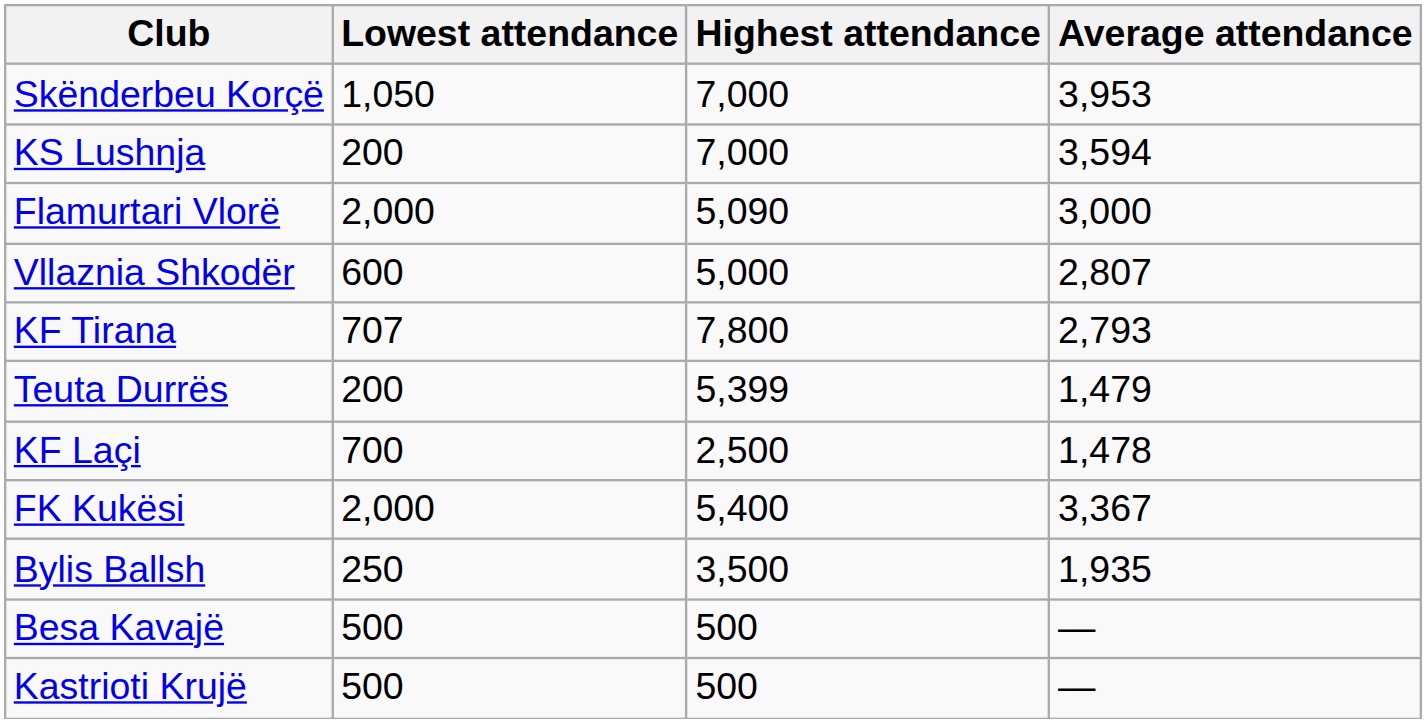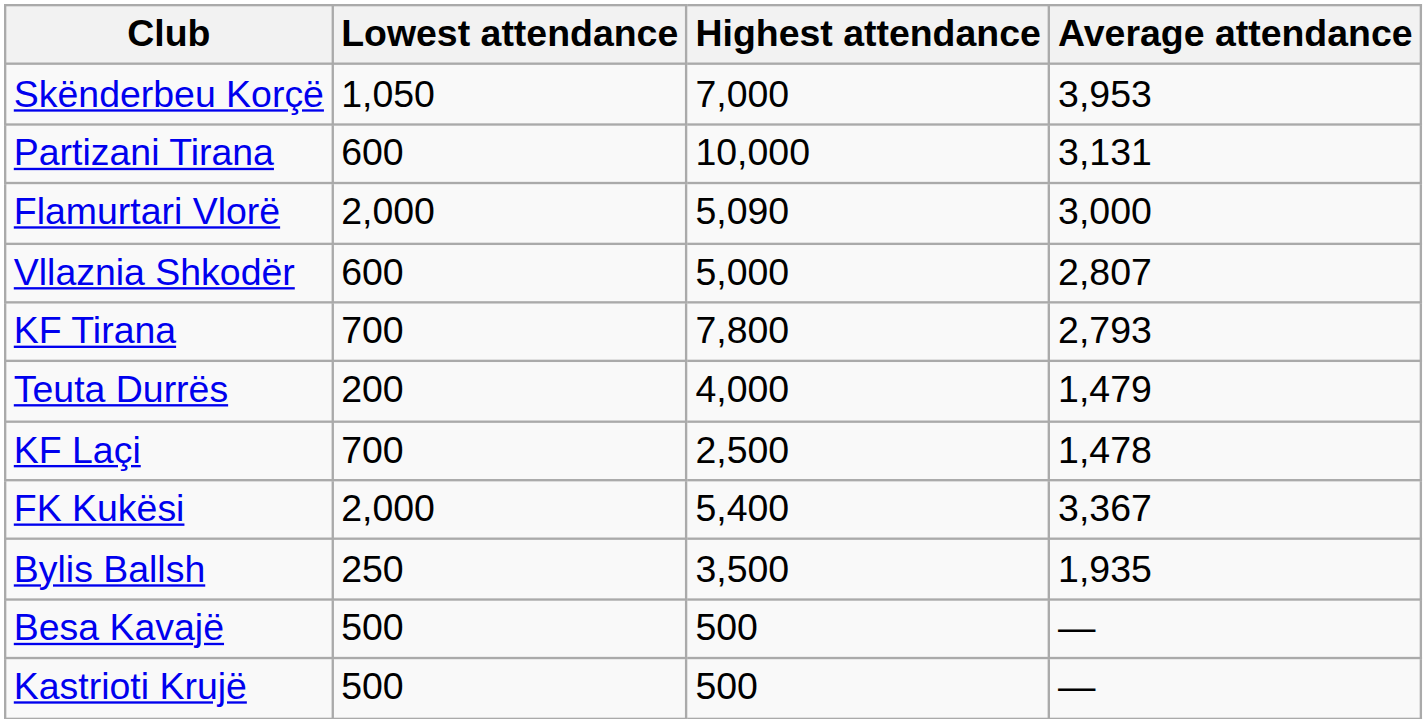- row: (110, 152)
+ row: (144, 152)
(372, 331) 707 -> (372, 331) 700
(742, 390) 5,399 -> (742, 390) 4,000
